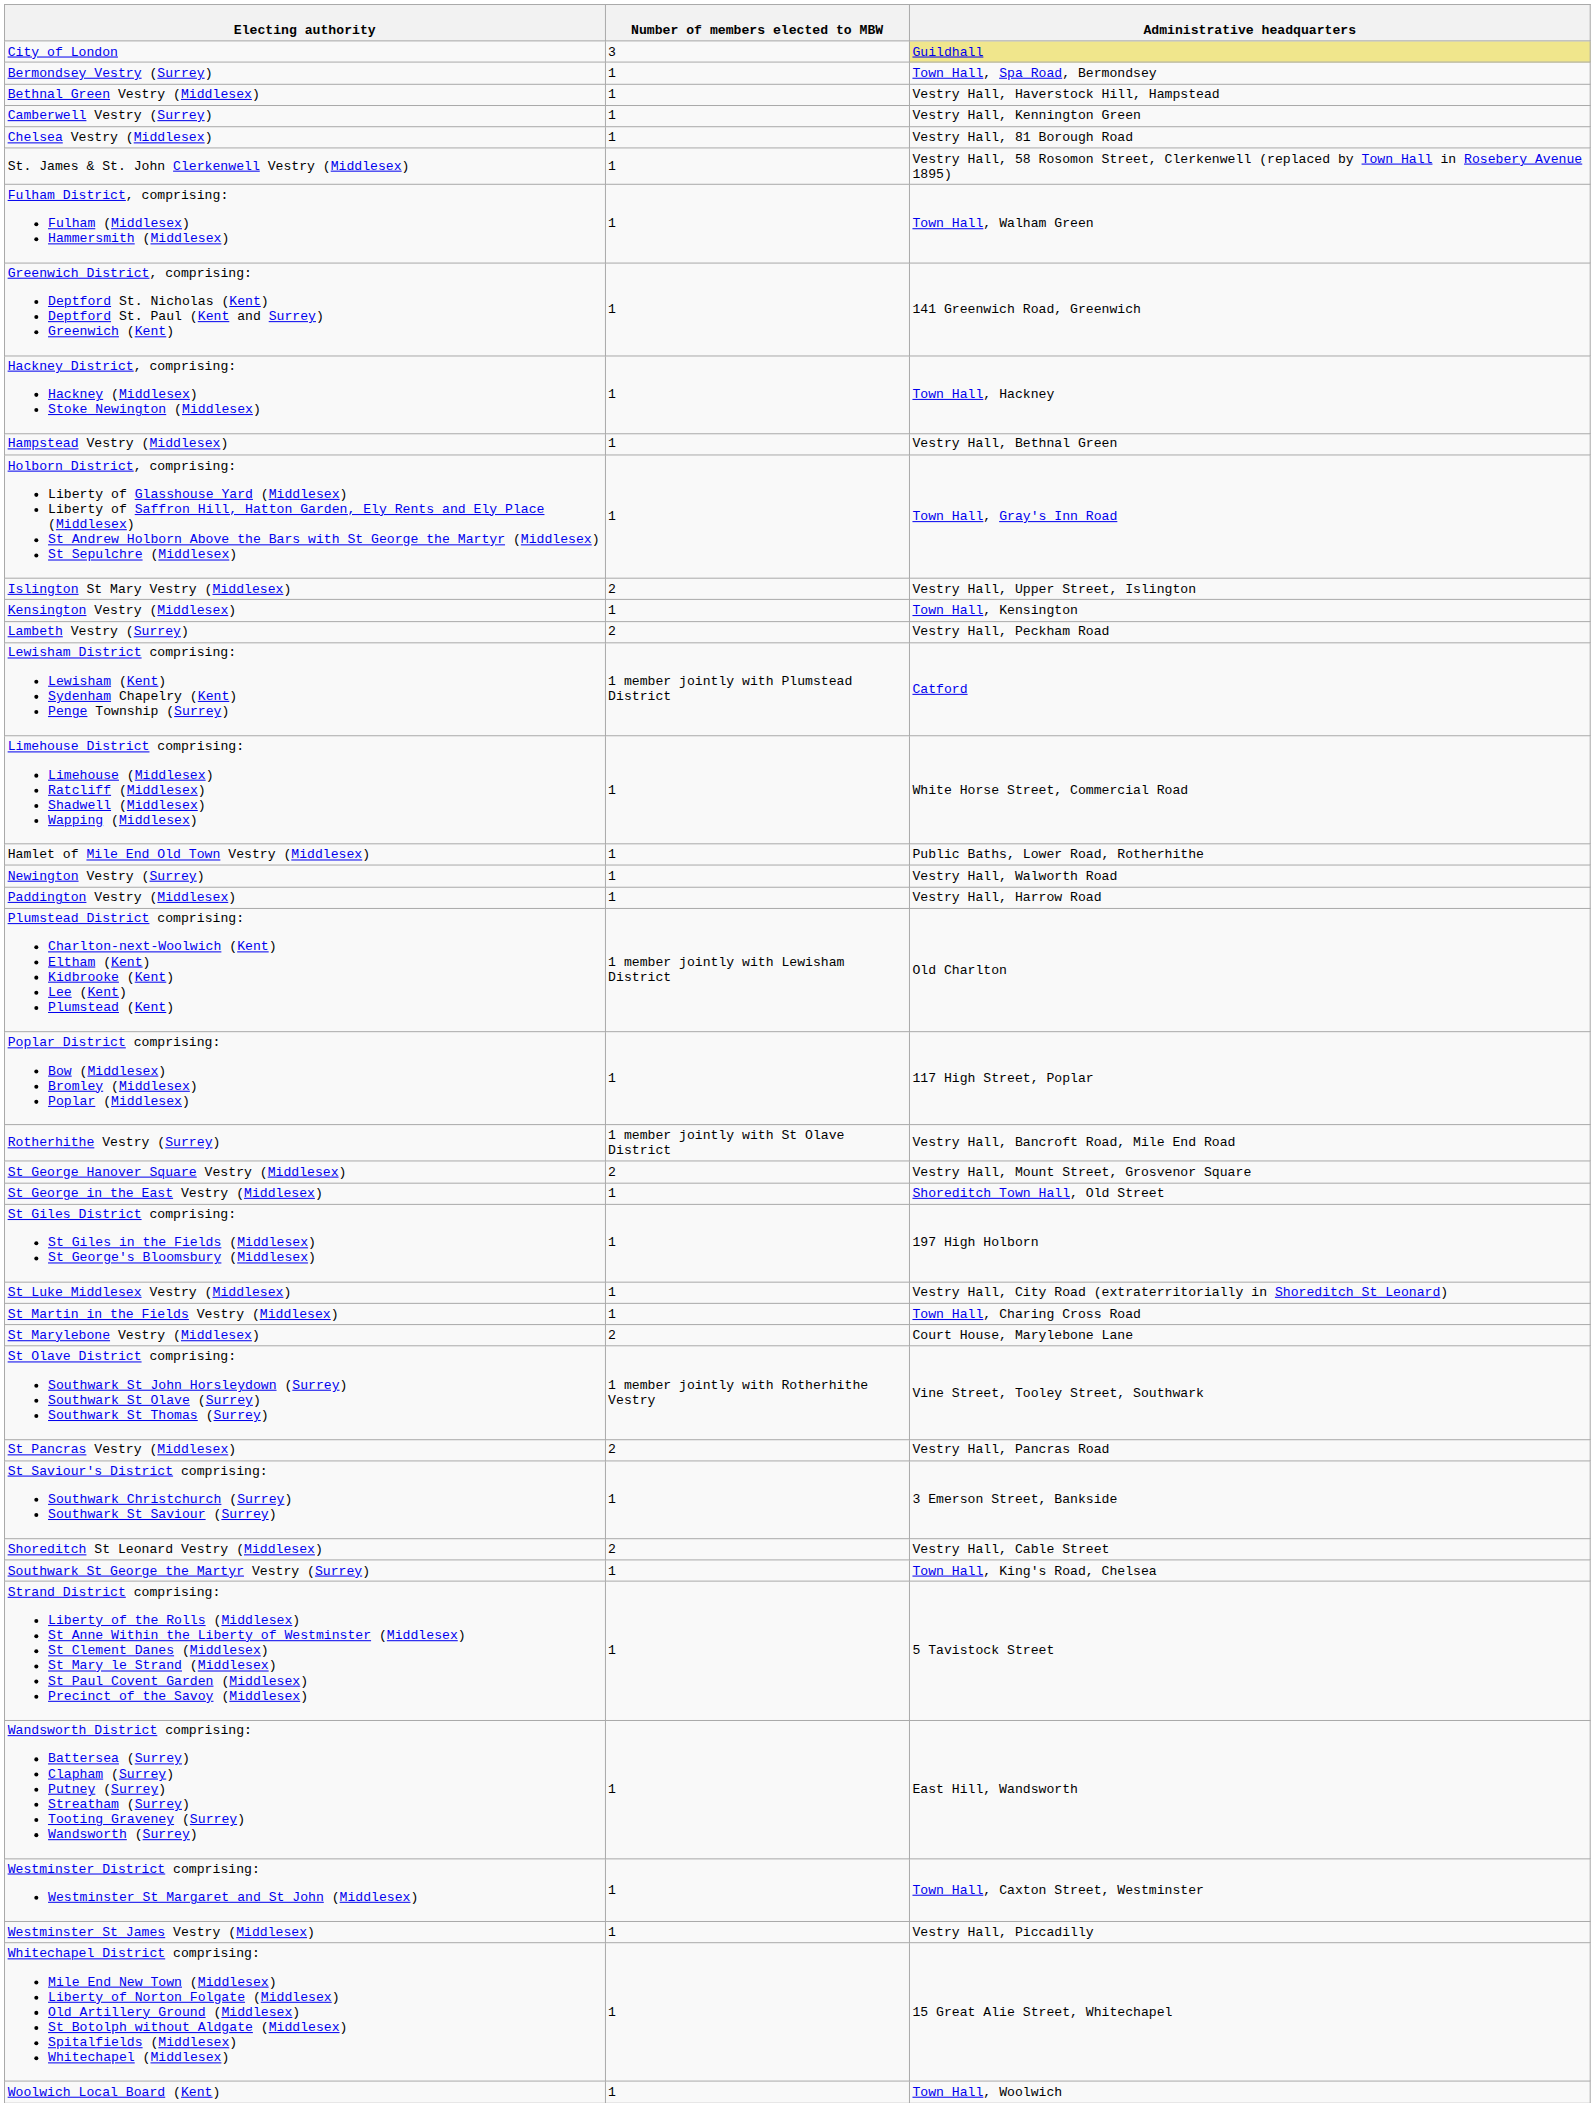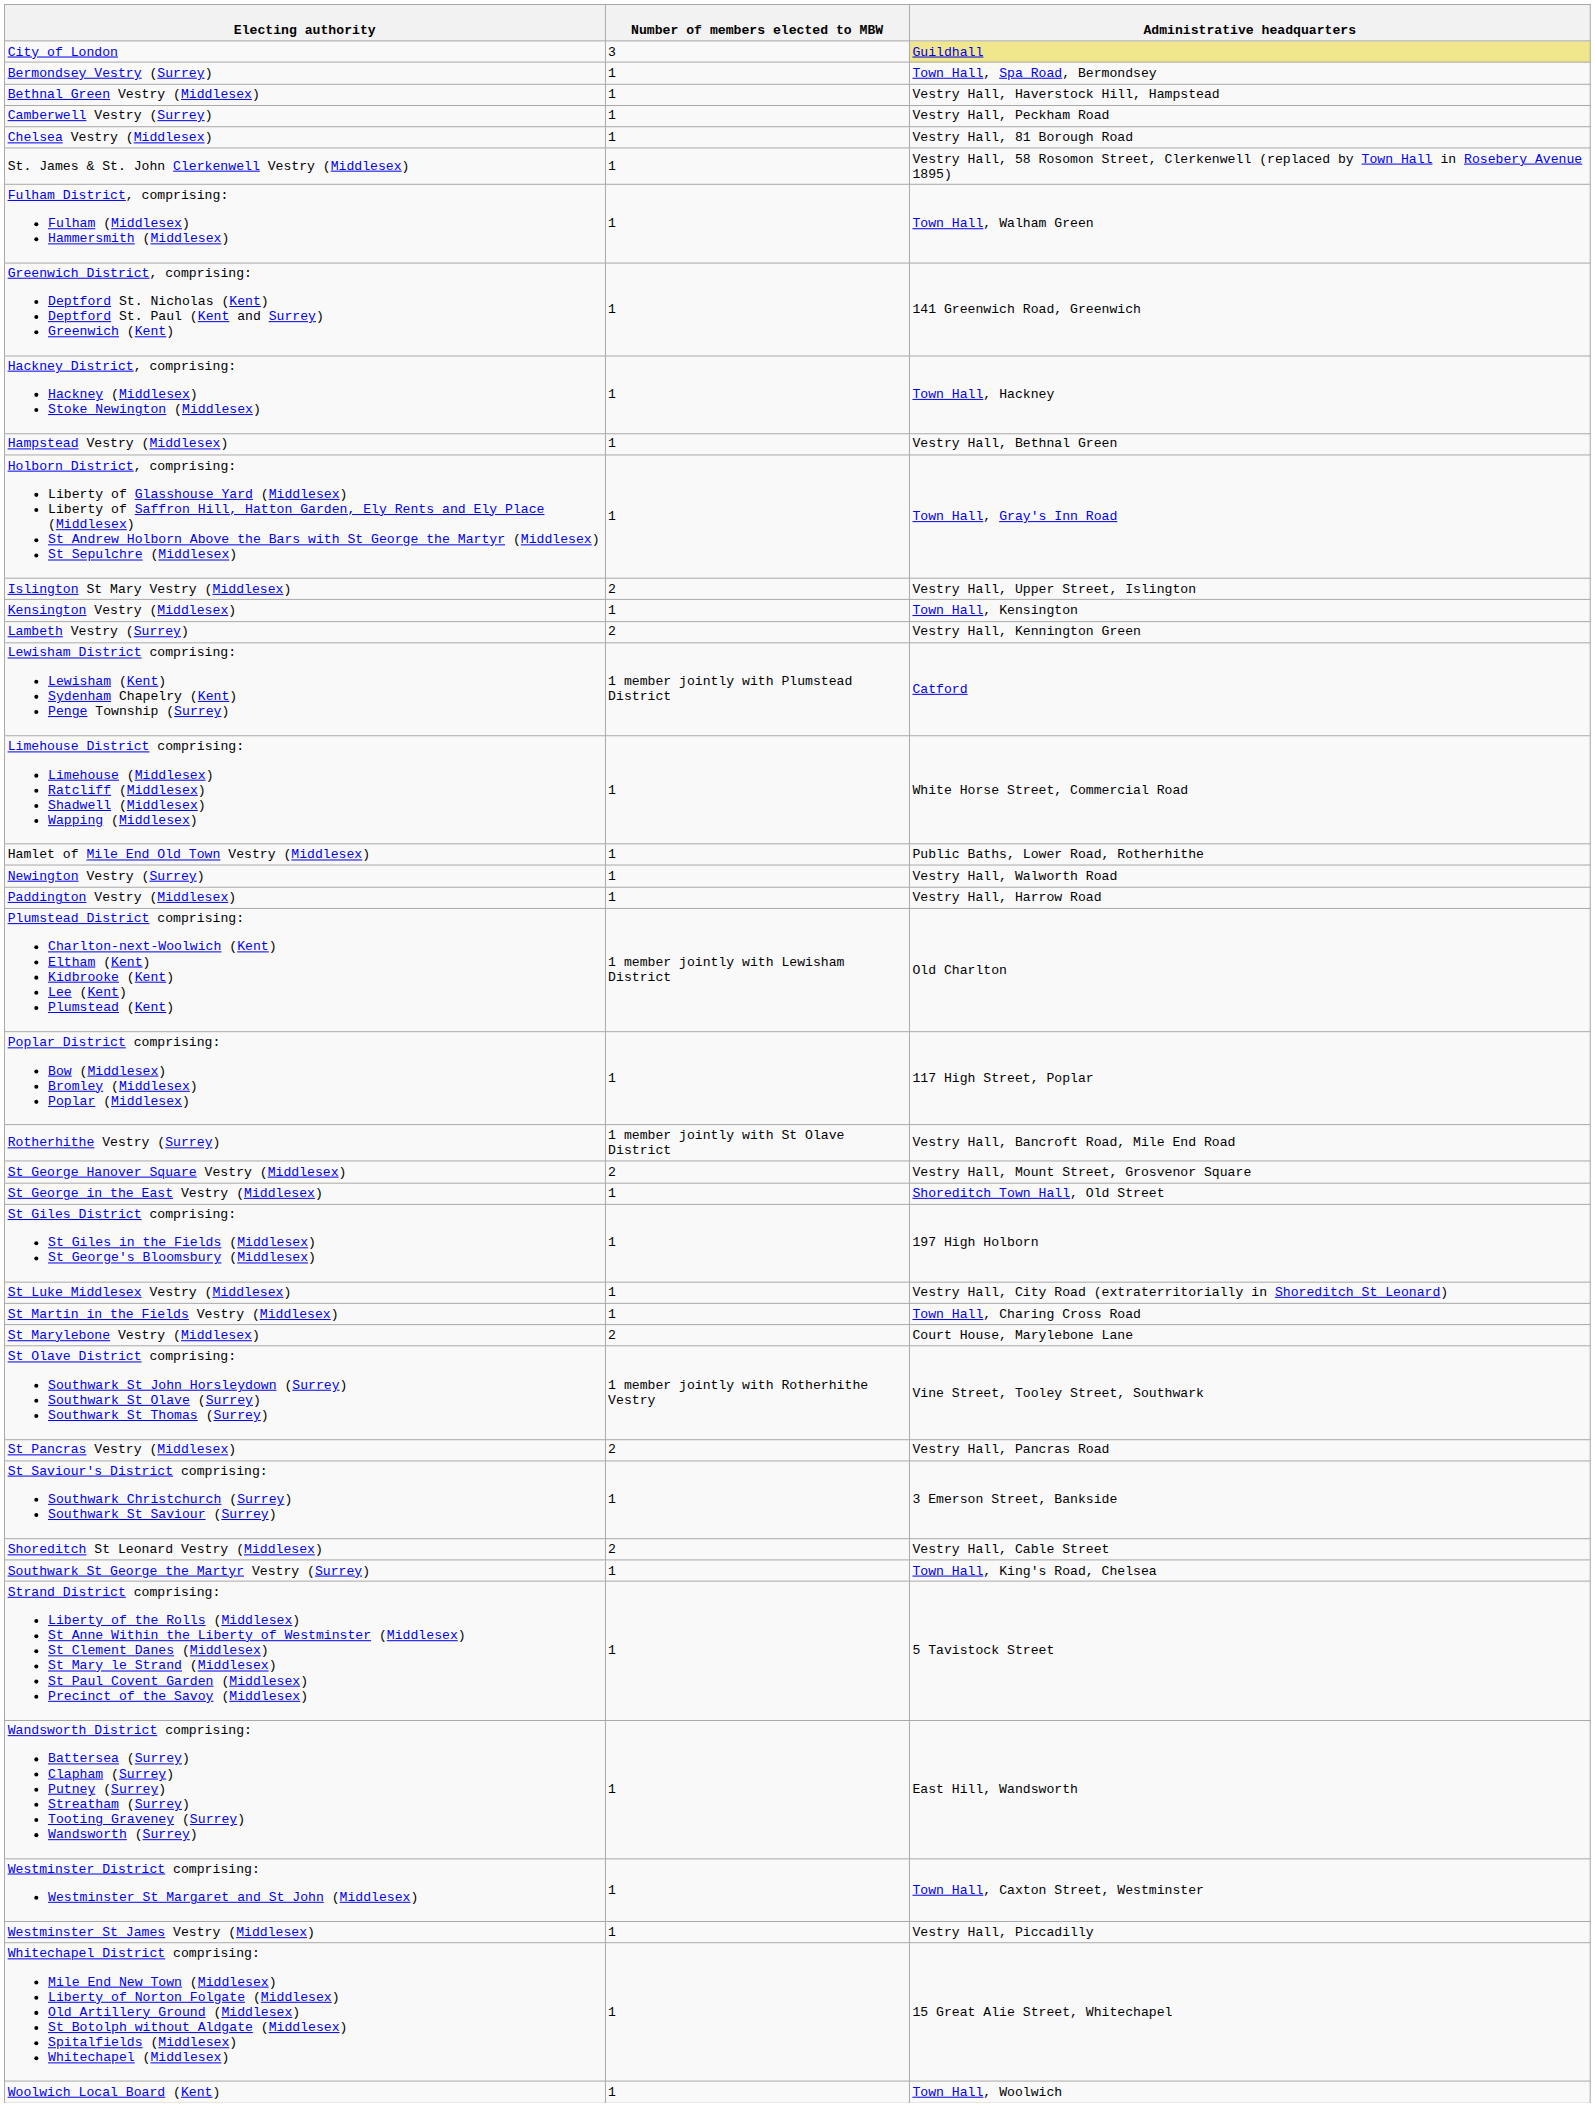(1027, 116) Vestry Hall, Kennington Green -> (1011, 116) Vestry Hall, Peckham Road
(1011, 632) Vestry Hall, Peckham Road -> (1027, 632) Vestry Hall, Kennington Green
